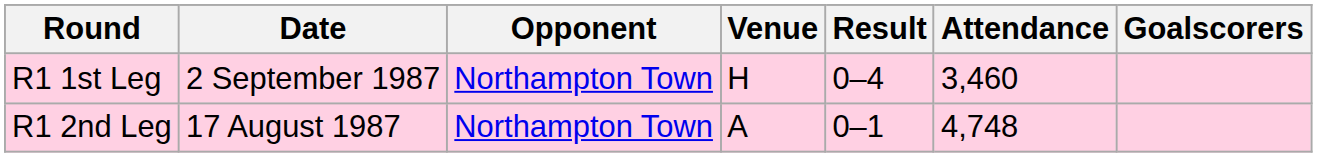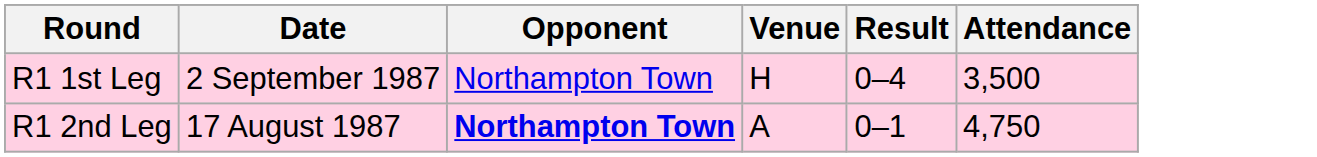- column: (1214, 28)
(980, 77) 3,460 -> (1002, 77) 3,500
(584, 126) normal -> (595, 126) bold
(980, 126) 4,748 -> (1002, 126) 4,750
